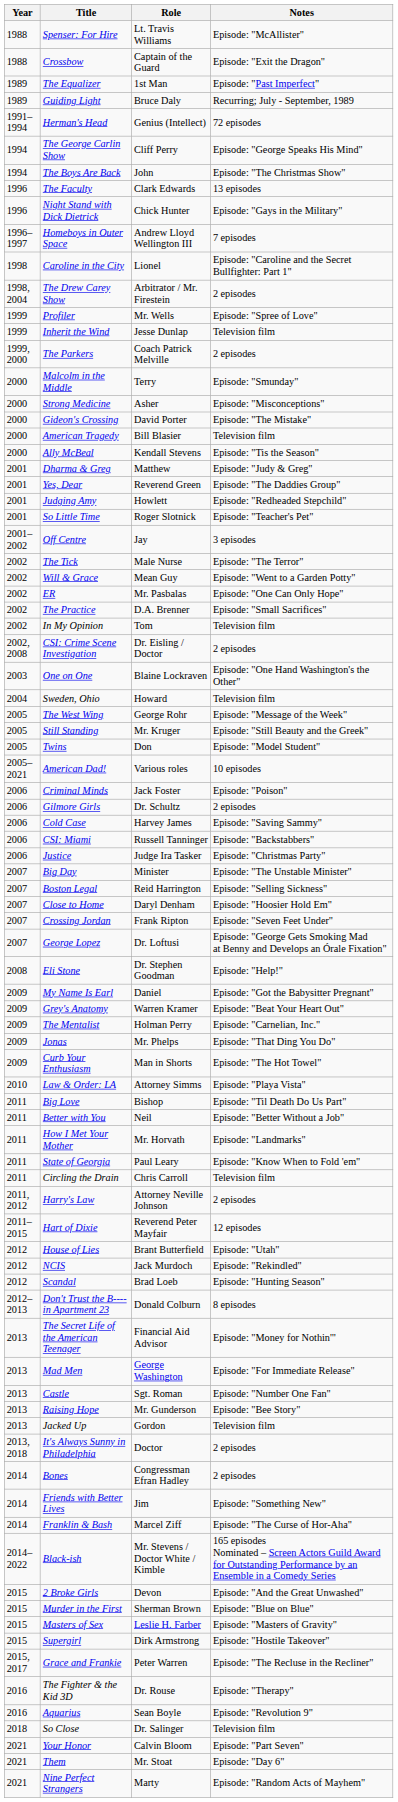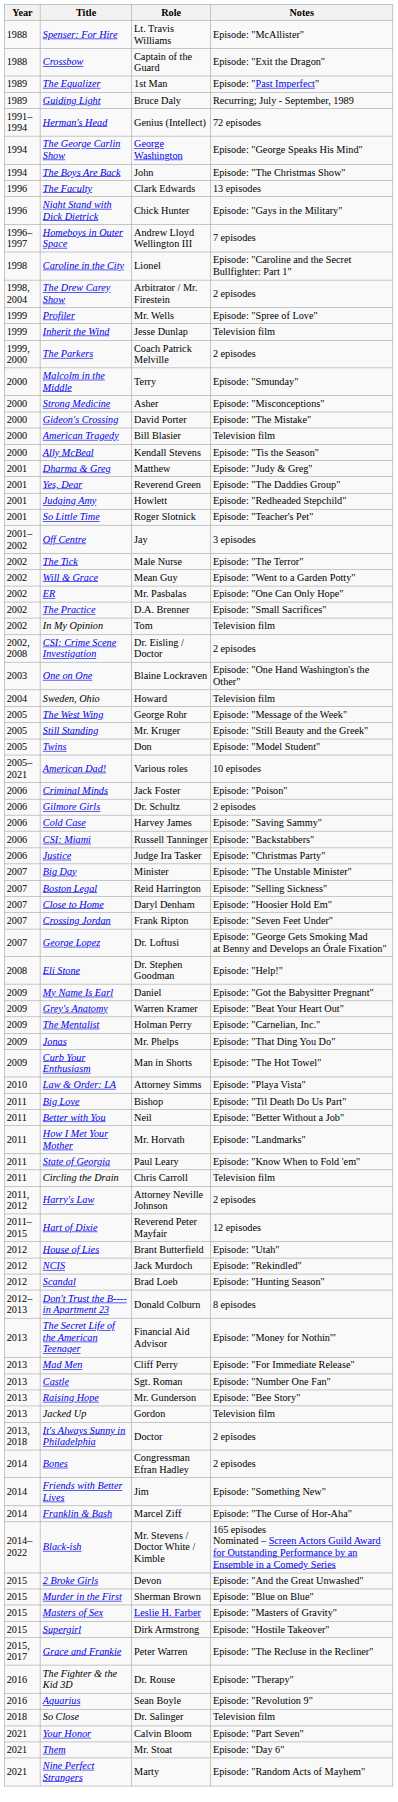(156, 150) Cliff Perry -> (158, 150) George Washington
(158, 1371) George Washington -> (156, 1365) Cliff Perry
